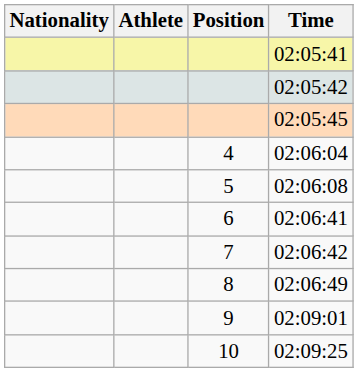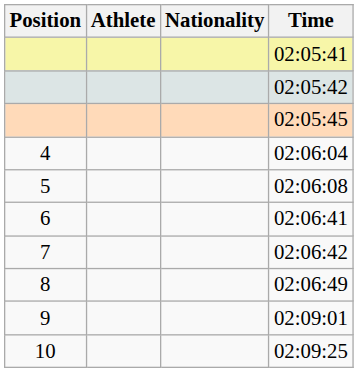columns swapped: (229, 20) <-> (59, 20)
